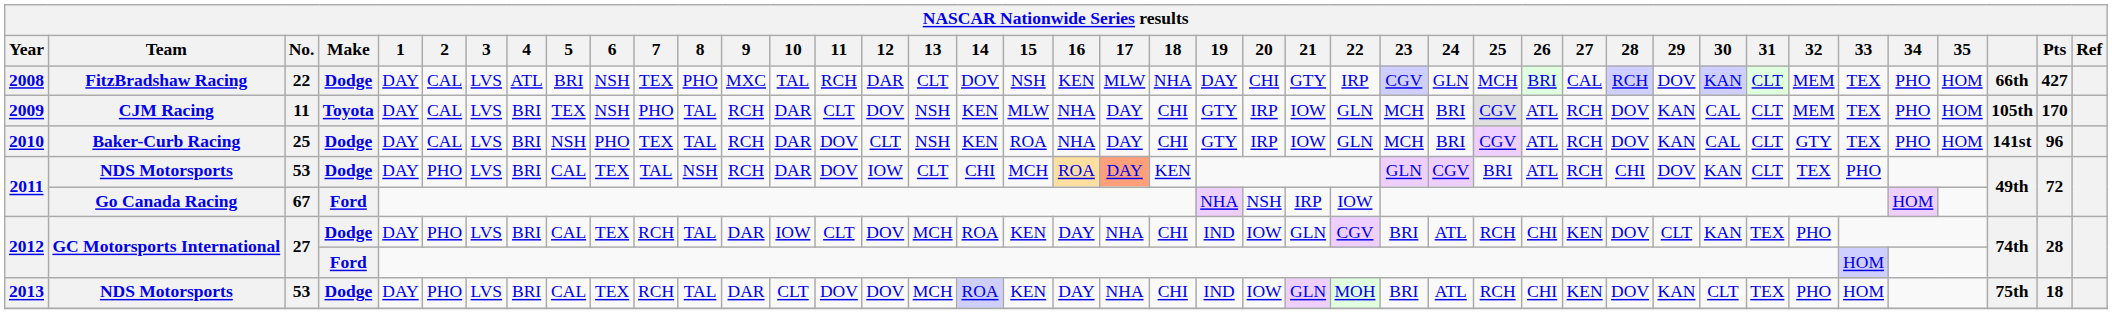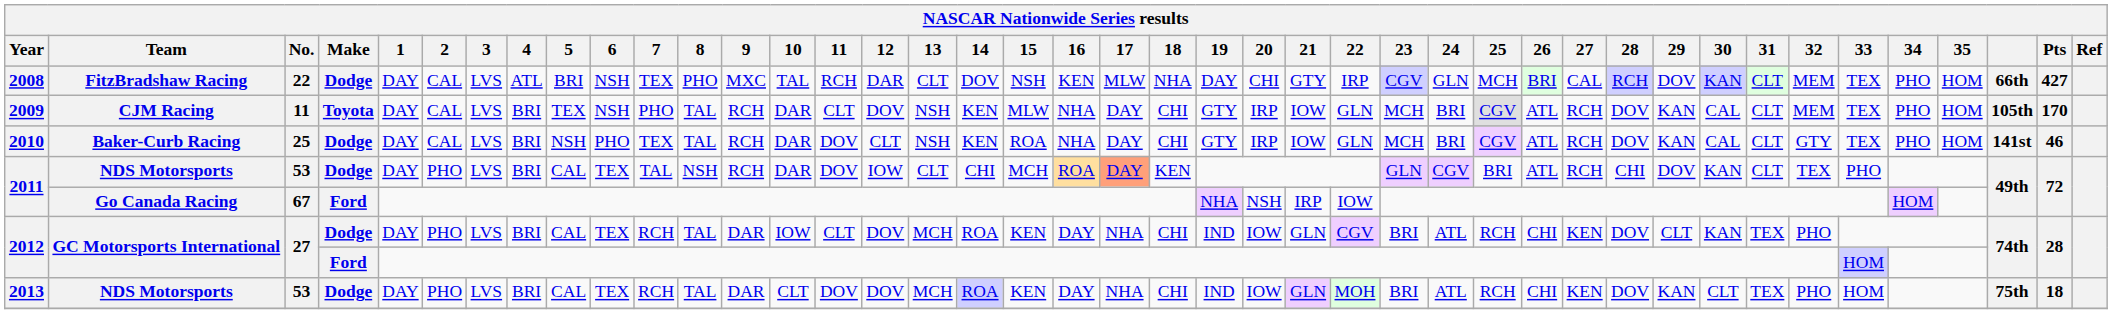(2055, 141) 96 -> (2055, 141) 46
